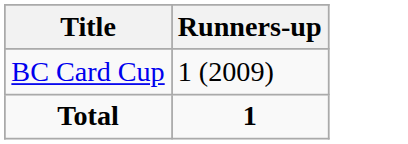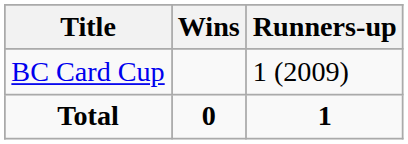+ column: (209, 26)
